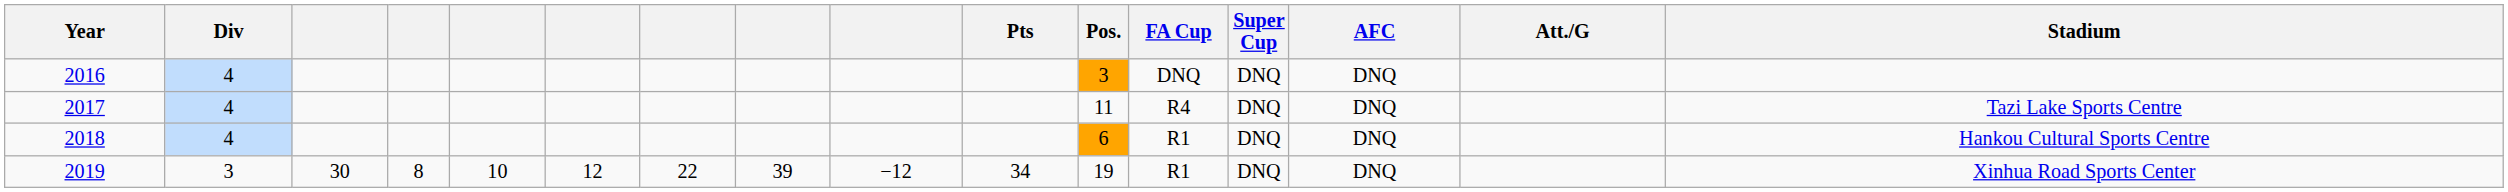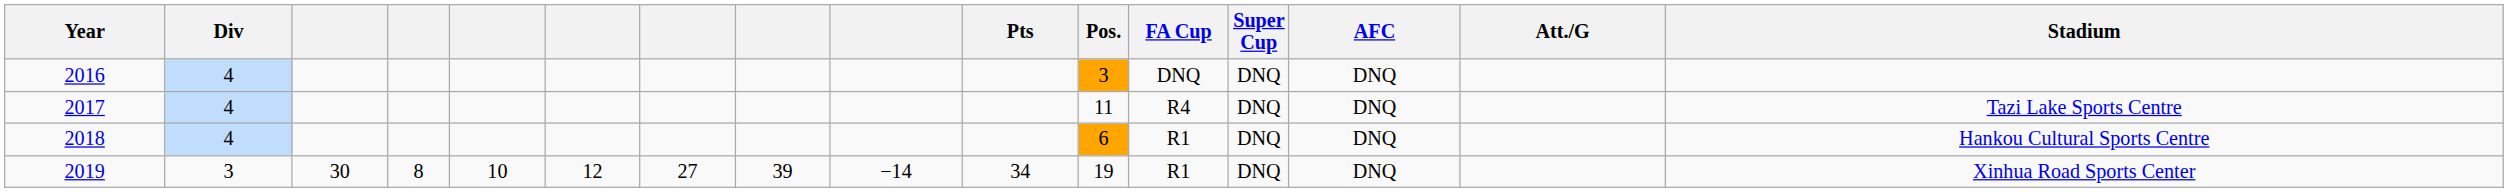(688, 171) 22 -> (688, 171) 27
(896, 171) −12 -> (896, 171) −14
